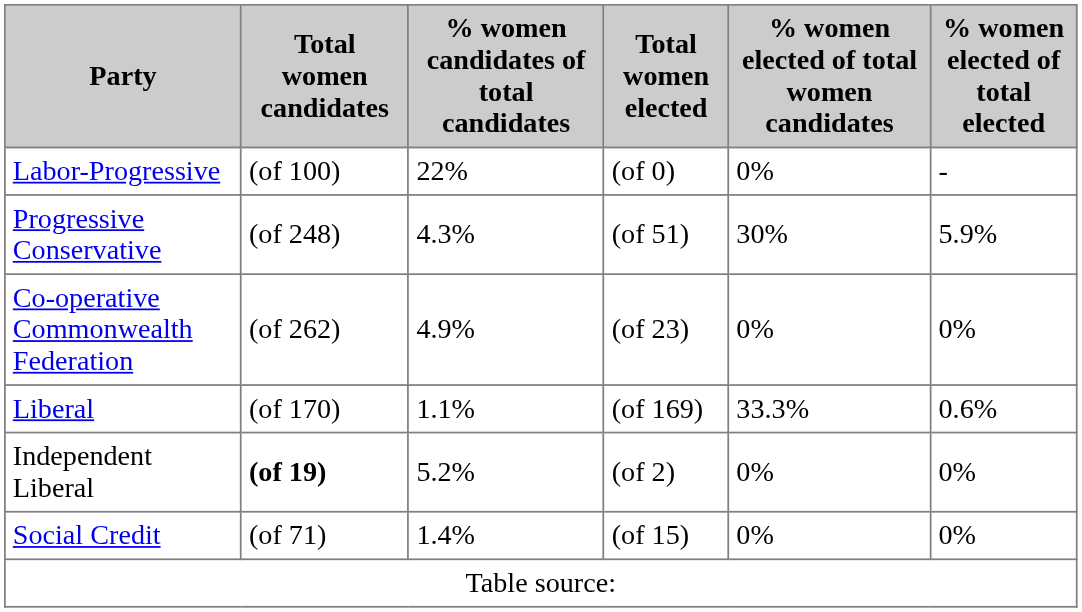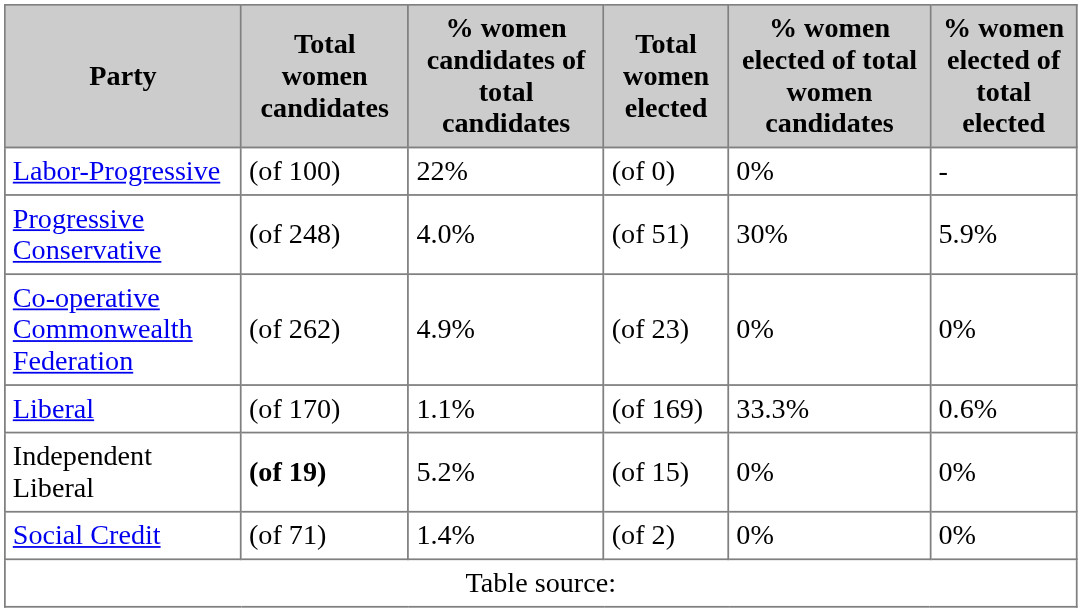(446, 234) 4.3% -> (446, 234) 4.0%
(643, 471) (of 2) -> (650, 471) (of 15)
(650, 535) (of 15) -> (643, 535) (of 2)
